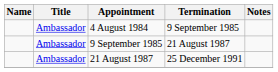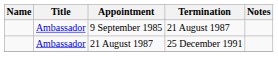- row: (119, 28)
